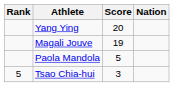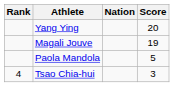columns swapped: (151, 12) <-> (118, 12)
(18, 74) 5 -> (18, 74) 4
